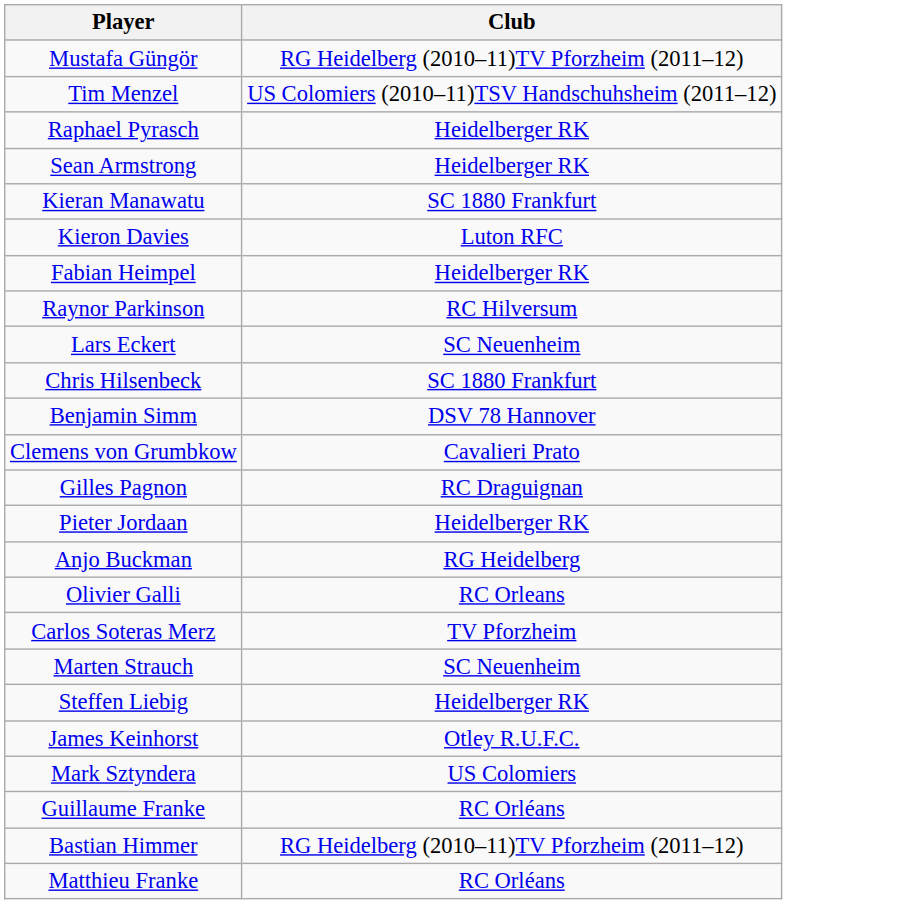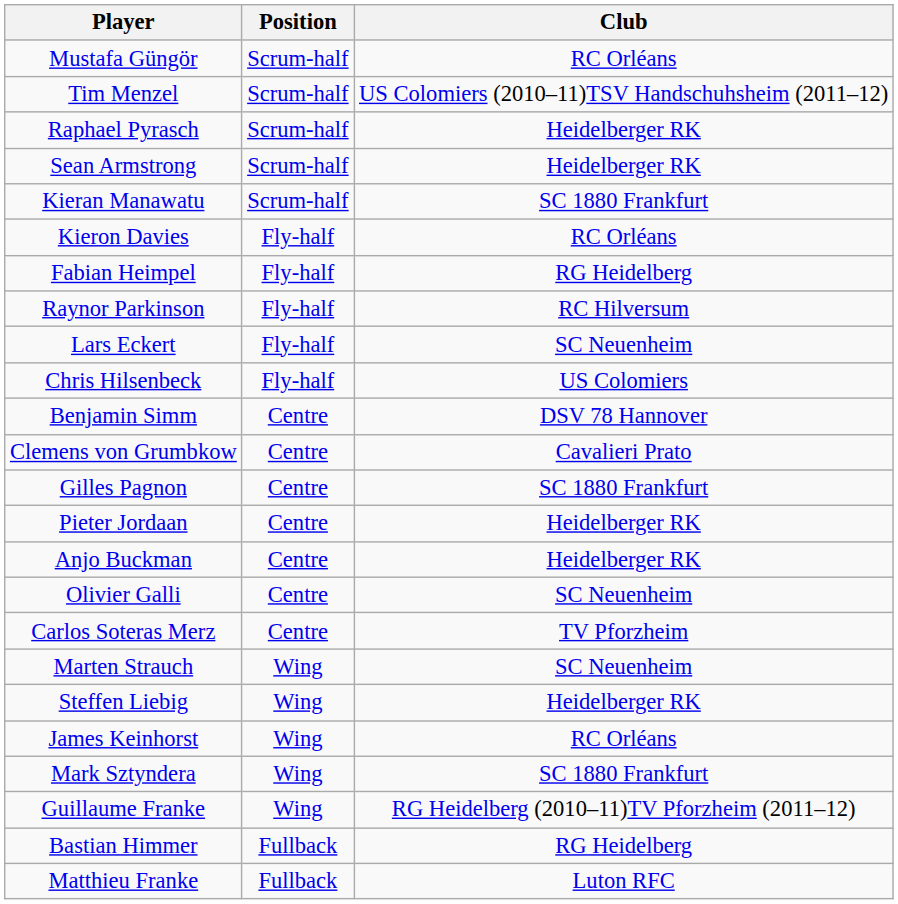+ column: (298, 22)
(512, 58) RG Heidelberg (2010–11)TV Pforzheim (2011–12) -> (624, 58) RC Orléans
(512, 237) Luton RFC -> (624, 237) RC Orléans
(512, 272) Heidelberger RK -> (624, 272) RG Heidelberg
(512, 380) SC 1880 Frankfurt -> (624, 380) US Colomiers
(512, 487) RC Draguignan -> (624, 487) SC 1880 Frankfurt
(512, 559) RG Heidelberg -> (624, 559) Heidelberger RK
(512, 594) RC Orleans -> (624, 594) SC Neuenheim
(512, 737) Otley R.U.F.C. -> (624, 737) RC Orléans
(512, 773) US Colomiers -> (624, 773) SC 1880 Frankfurt
(512, 809) RC Orléans -> (624, 809) RG Heidelberg (2010–11)TV Pforzheim (2011–12)
(512, 845) RG Heidelberg (2010–11)TV Pforzheim (2011–12) -> (624, 845) RG Heidelberg
(512, 881) RC Orléans -> (624, 881) Luton RFC
